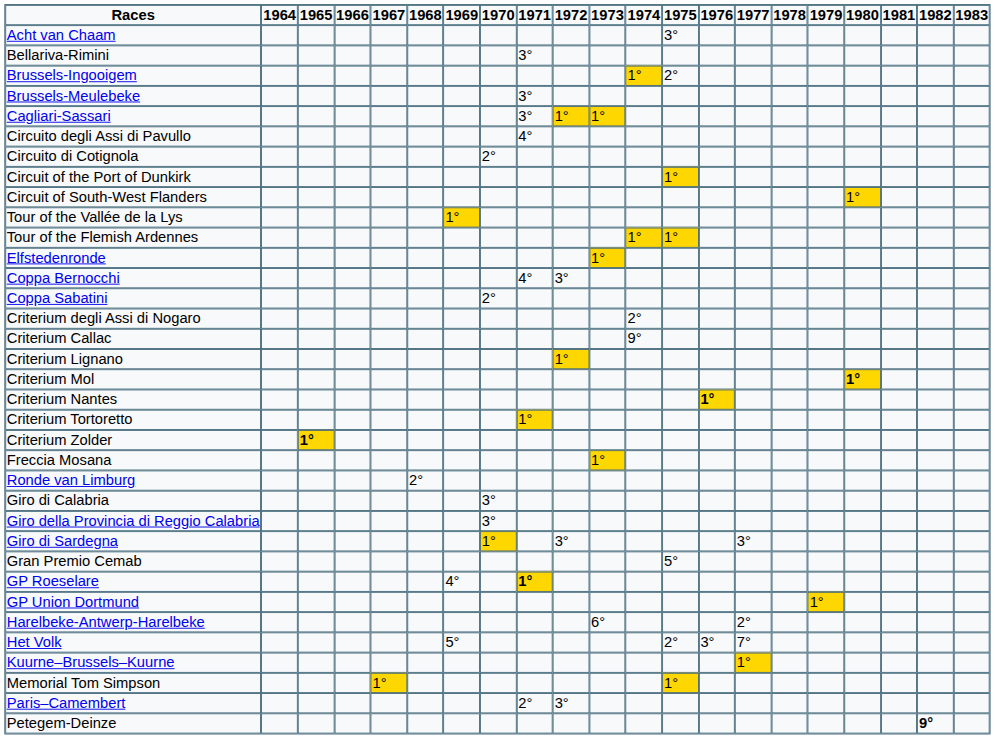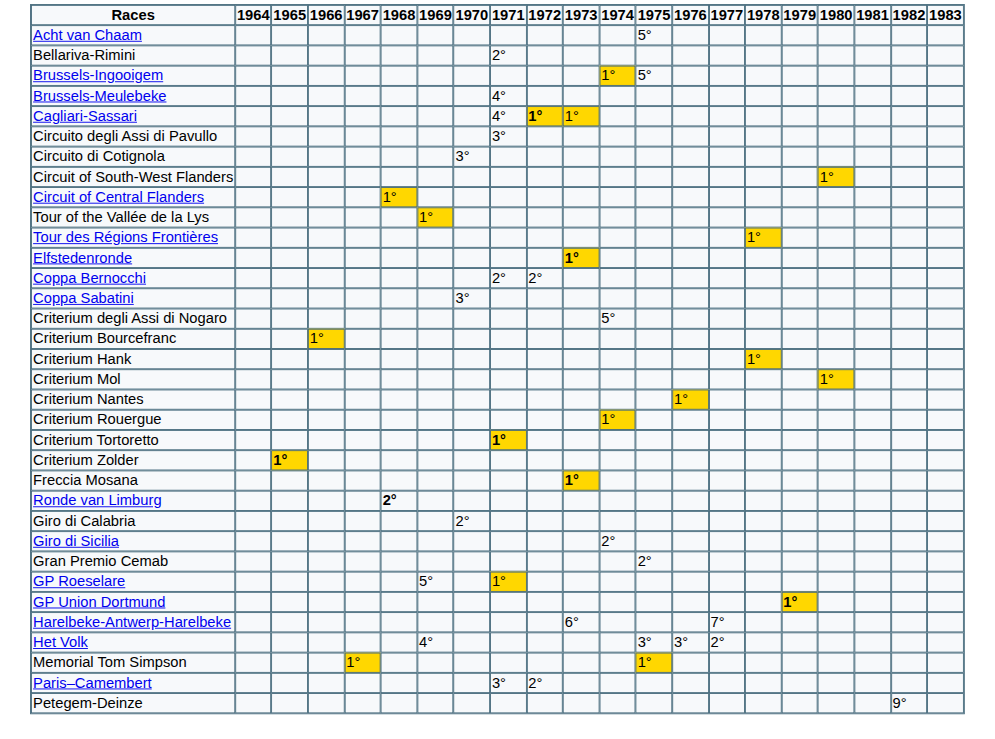(671, 35) 3° -> (645, 35) 5°
(525, 55) 3° -> (499, 55) 2°
(671, 75) 2° -> (645, 75) 5°
(525, 96) 3° -> (499, 96) 4°
(525, 116) 3° -> (499, 116) 4°
(562, 116) normal -> (535, 116) bold
(525, 136) 4° -> (499, 136) 3°
(489, 156) 2° -> (463, 156) 3°
- row: (99, 177)
+ row: (119, 197)
- row: (102, 237)
+ row: (126, 237)
(598, 257) normal -> (572, 257) bold
(525, 278) 4° -> (499, 278) 2°
(562, 278) 3° -> (535, 278) 2°
(489, 298) 2° -> (463, 298) 3°
(635, 318) 2° -> (608, 318) 5°
+ row: (105, 338)
- row: (59, 338)
+ row: (82, 359)
- row: (65, 359)
(853, 379) bold -> (827, 379) normal
(707, 399) bold -> (681, 399) normal
+ row: (97, 419)
(525, 419) normal -> (499, 440) bold
(598, 460) normal -> (572, 480) bold
(416, 480) normal -> (390, 500) bold
(489, 500) 3° -> (463, 521) 2°
- row: (133, 521)
- row: (62, 541)
+ row: (76, 541)
(671, 561) 5° -> (645, 561) 2°
(452, 581) 4° -> (426, 581) 5°
(525, 581) bold -> (499, 581) normal
(817, 602) normal -> (790, 602) bold
(744, 622) 2° -> (718, 622) 7°
(452, 642) 5° -> (426, 642) 4°
(671, 642) 2° -> (645, 642) 3°
(744, 642) 7° -> (718, 642) 2°
- row: (91, 662)
(525, 703) 2° -> (499, 682) 3°
(562, 703) 3° -> (535, 682) 2°
(926, 723) bold -> (900, 703) normal
